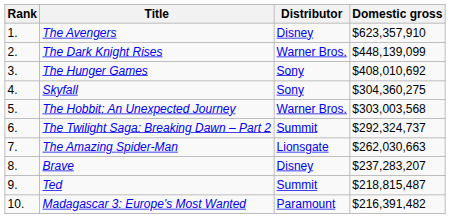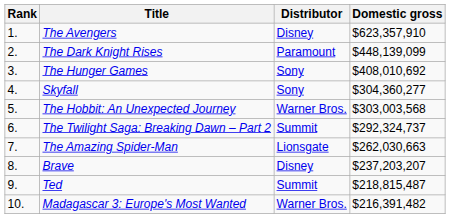(312, 52) Warner Bros. -> (306, 52) Paramount
(389, 90) $304,360,275 -> (389, 90) $304,360,277
(389, 166) $237,283,207 -> (389, 166) $237,203,207
(306, 204) Paramount -> (312, 204) Warner Bros.
